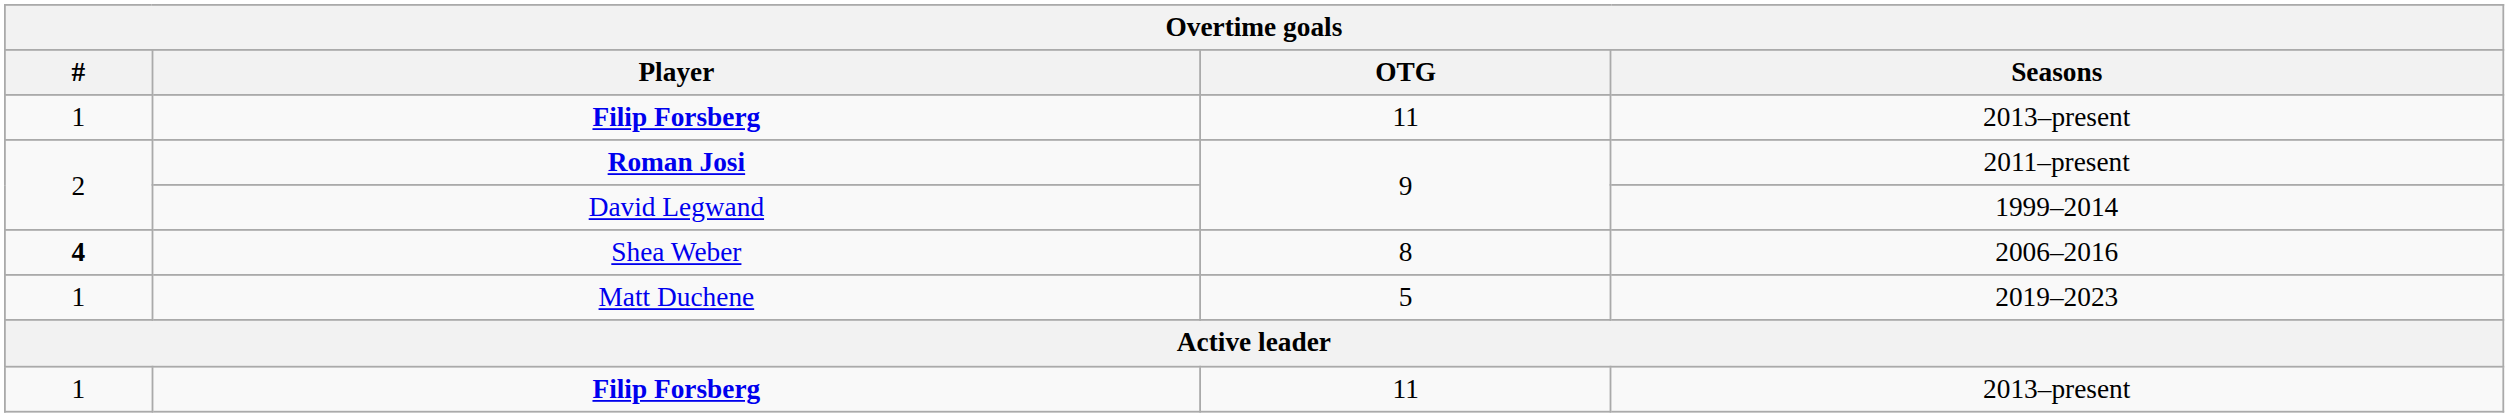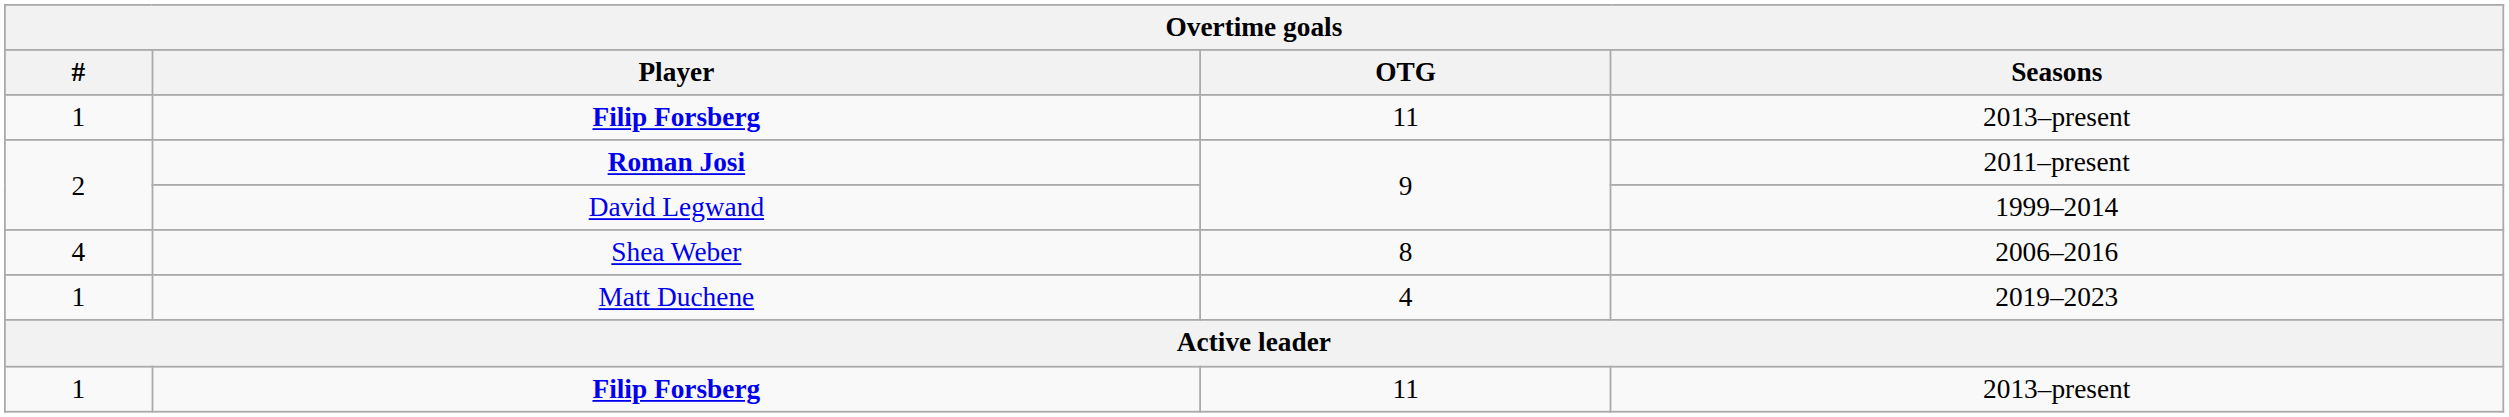(78, 252) bold -> (78, 252) normal
(1406, 297) 5 -> (1406, 297) 4
